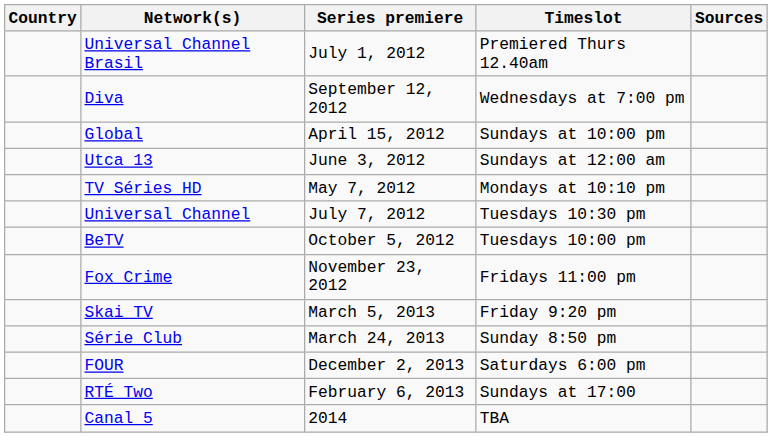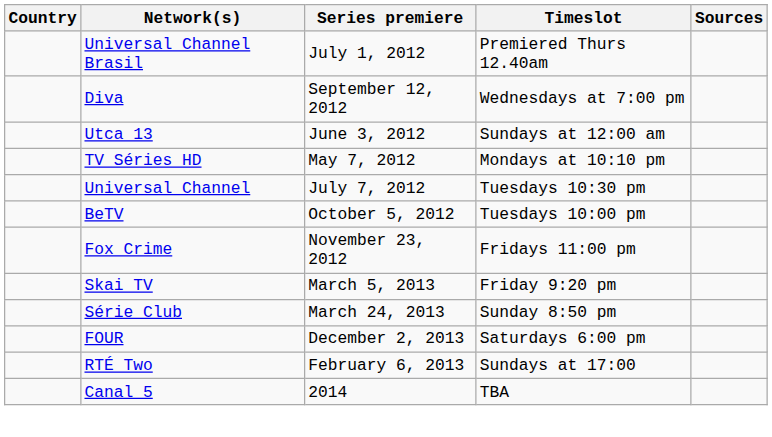- row: (114, 135)
